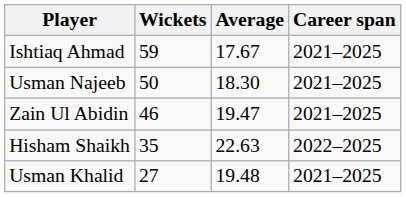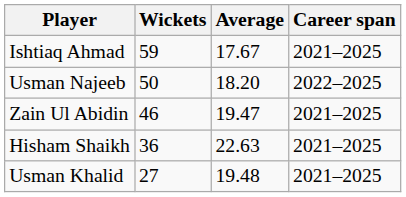(238, 82) 18.30 -> (238, 82) 18.20
(337, 82) 2021–2025 -> (337, 82) 2022–2025
(149, 144) 35 -> (149, 144) 36
(337, 144) 2022–2025 -> (337, 144) 2021–2025
